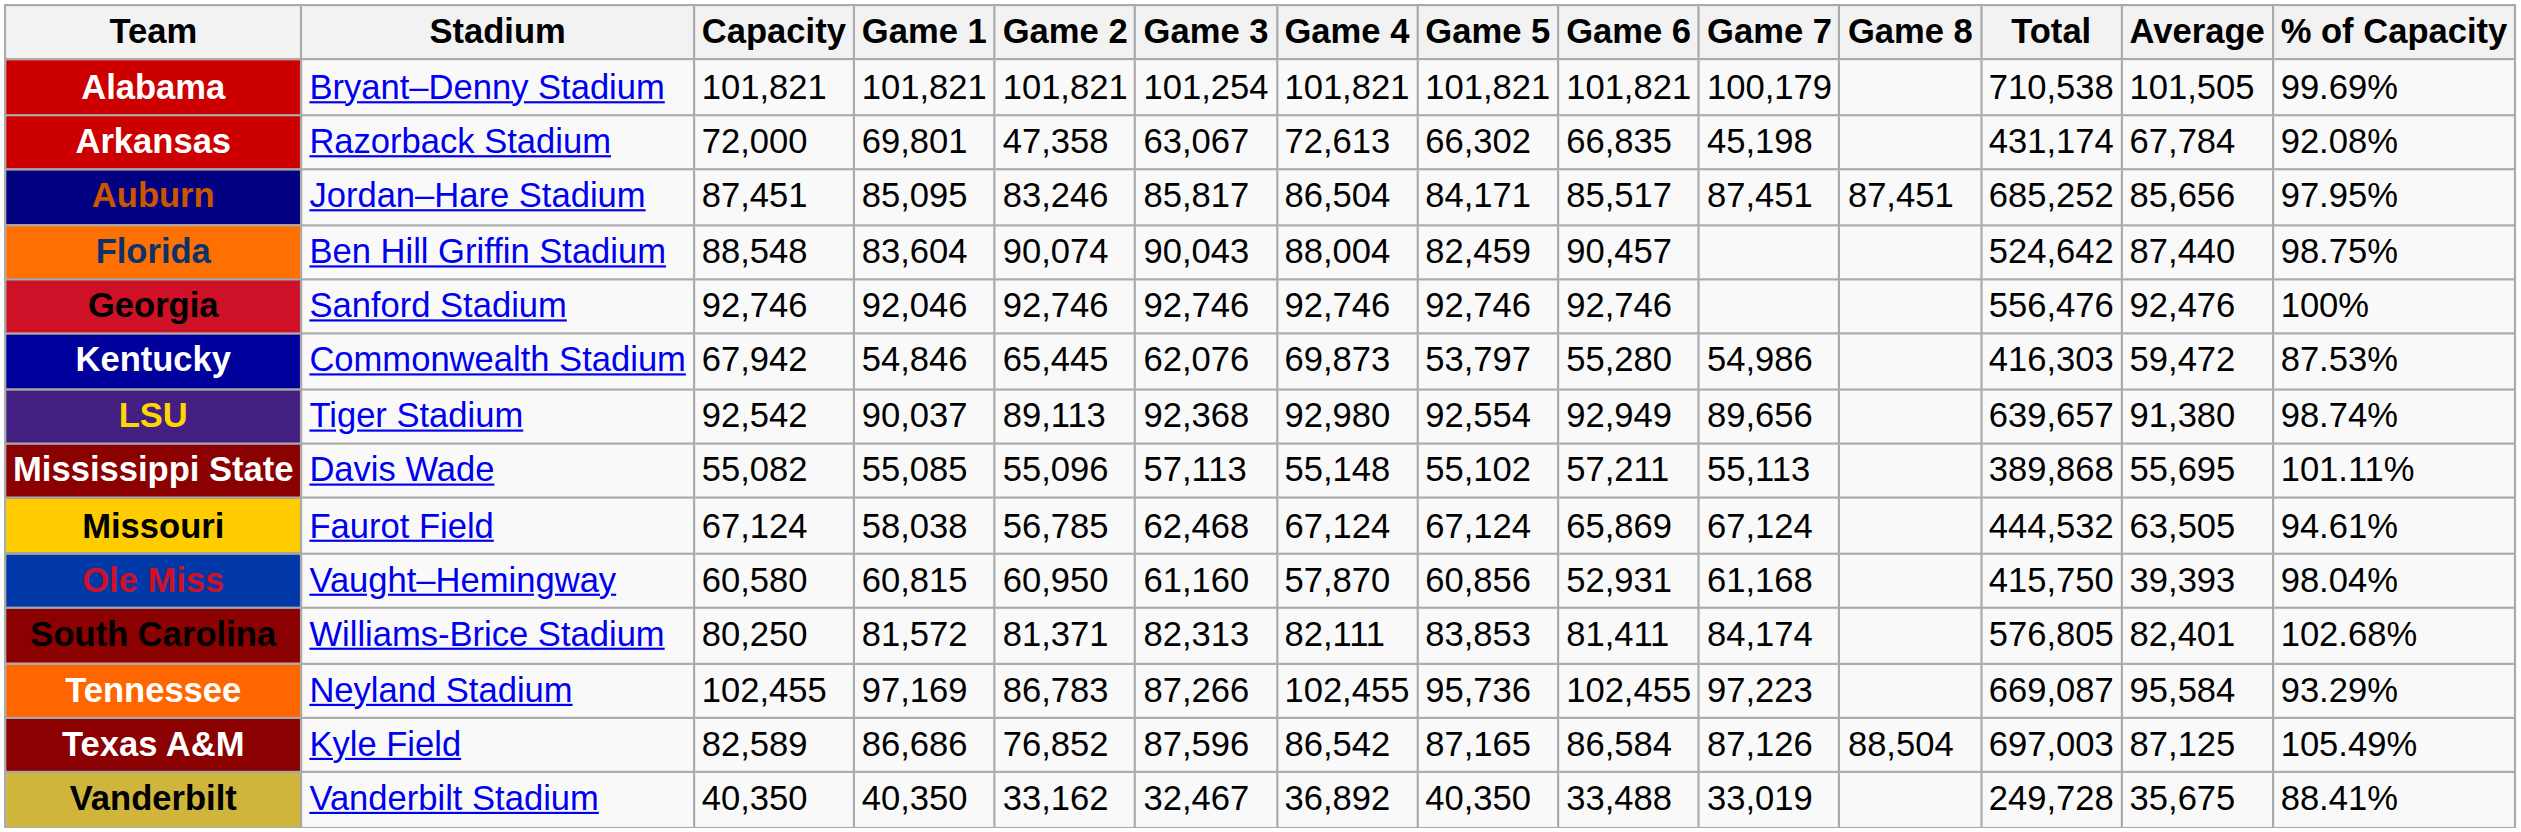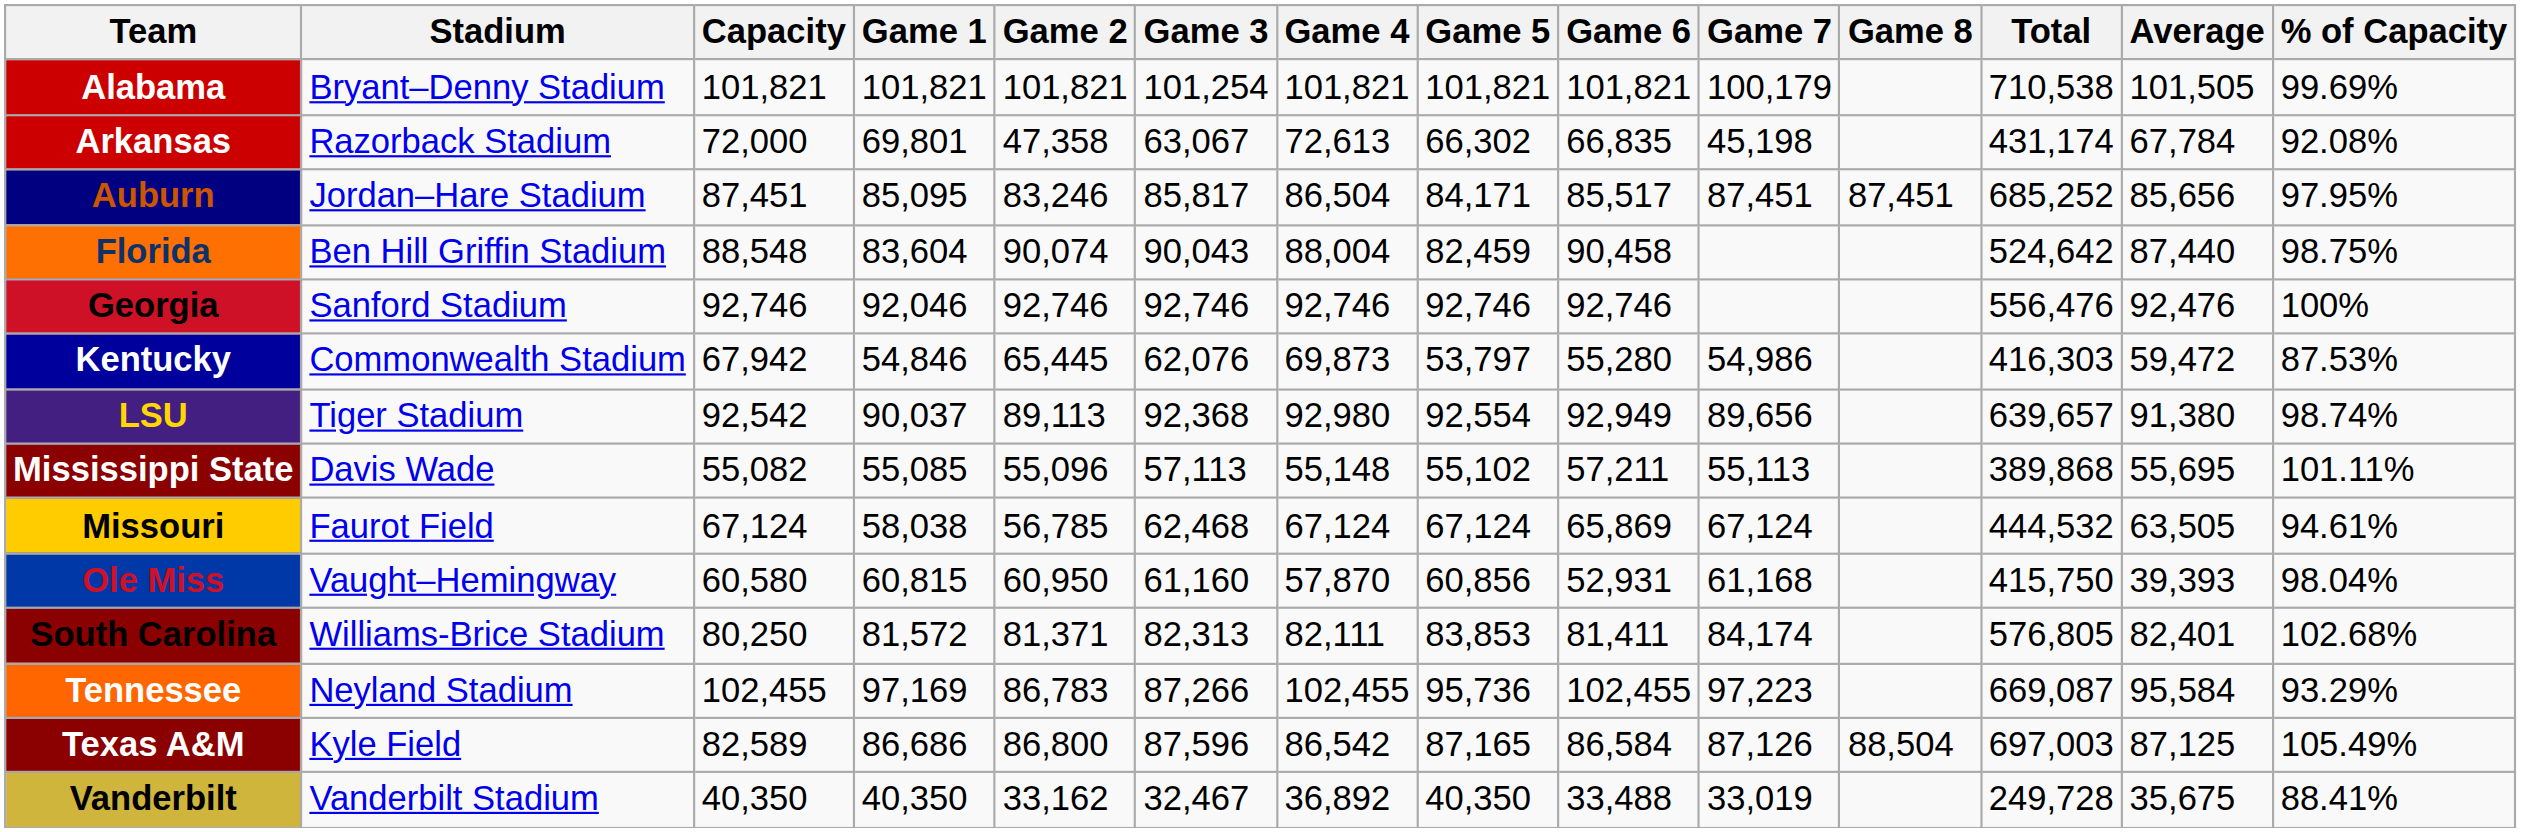(1619, 251) 90,457 -> (1619, 251) 90,458
(1056, 744) 76,852 -> (1056, 744) 86,800
